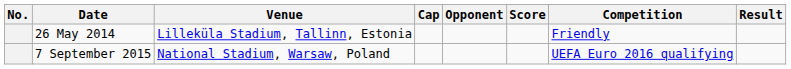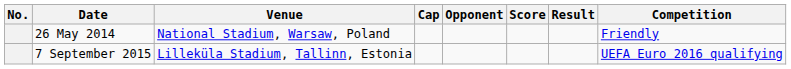columns swapped: (761, 14) <-> (642, 14)
(285, 34) Lilleküla Stadium, Tallinn, Estonia -> (274, 34) National Stadium, Warsaw, Poland
(274, 54) National Stadium, Warsaw, Poland -> (285, 54) Lilleküla Stadium, Tallinn, Estonia
